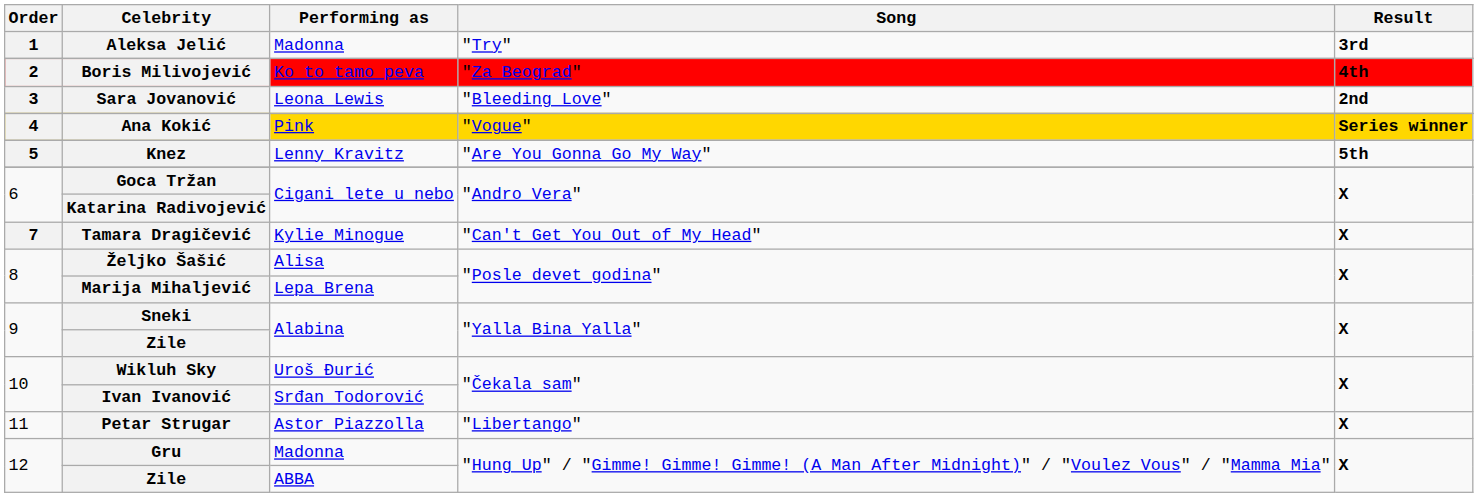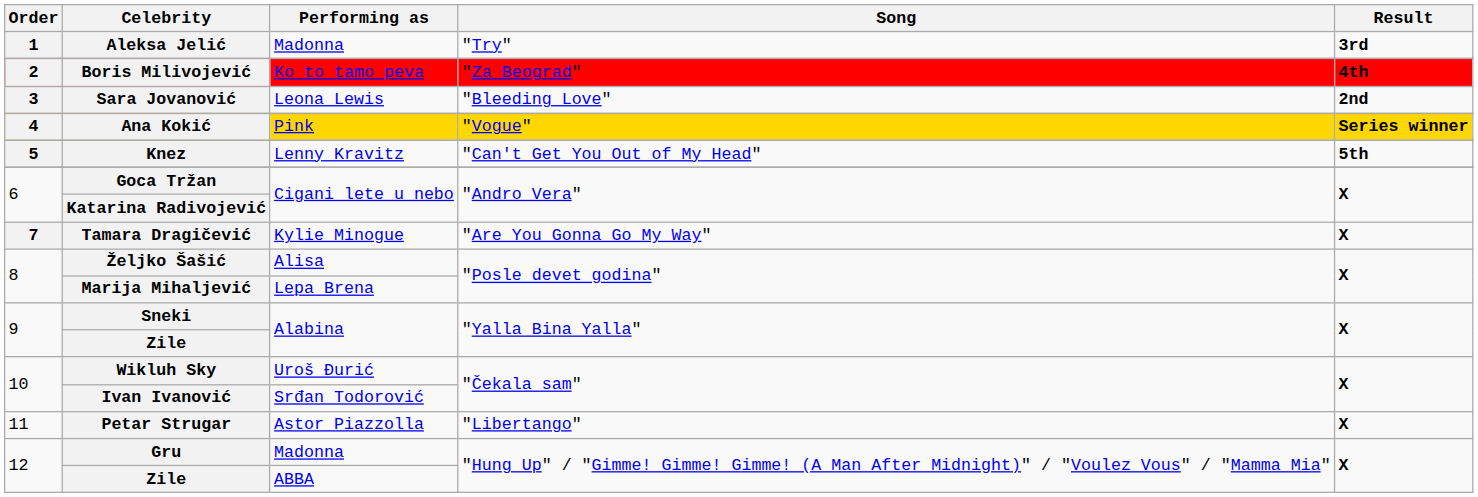(587, 154) "Are You Gonna Go My Way" -> (612, 154) "Can't Get You Out of My Head"
(612, 235) "Can't Get You Out of My Head" -> (587, 235) "Are You Gonna Go My Way"
